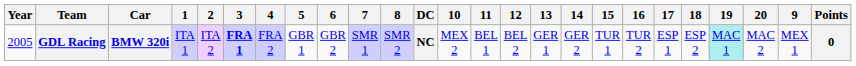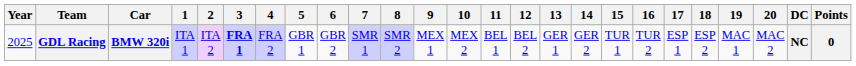columns swapped: (795, 14) <-> (425, 14)
(20, 42) 2005 -> (20, 42) 2025
(726, 42) paleturquoise background -> (736, 42) no background
